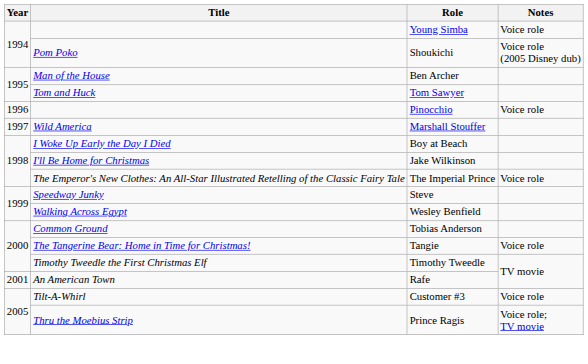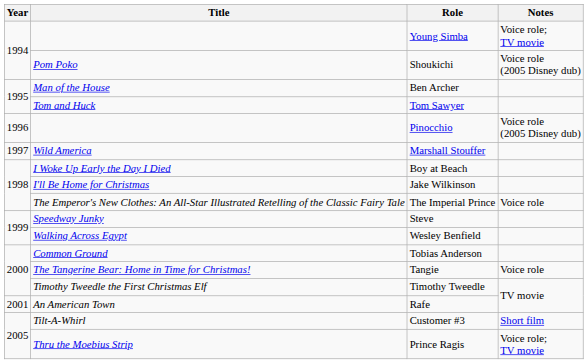(522, 30) Voice role -> (524, 36) Voice role; TV movie
(522, 110) Voice role -> (541, 128) Voice role (2005 Disney dub)
(522, 297) Voice role -> (522, 321) Short film
